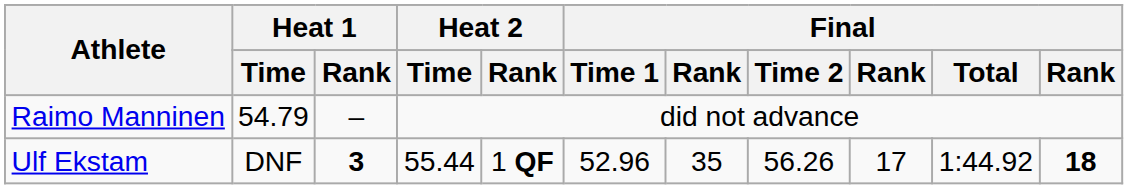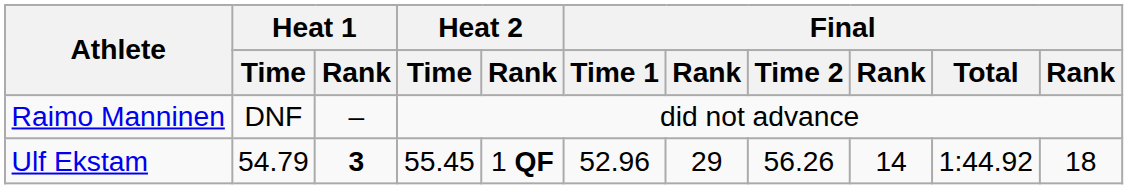(273, 117) 54.79 -> (273, 117) DNF
(273, 161) DNF -> (273, 161) 54.79
(439, 161) 55.44 -> (439, 161) 55.45
(707, 161) 35 -> (707, 161) 29
(891, 161) 17 -> (891, 161) 14
(1081, 161) bold -> (1081, 161) normal
